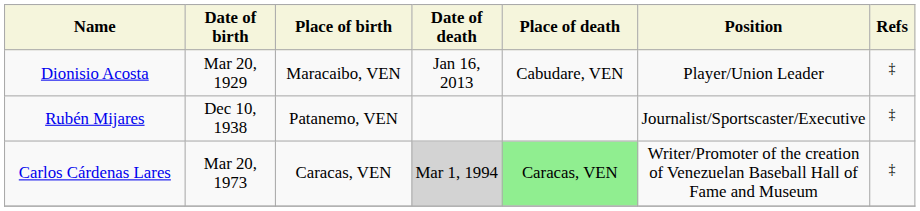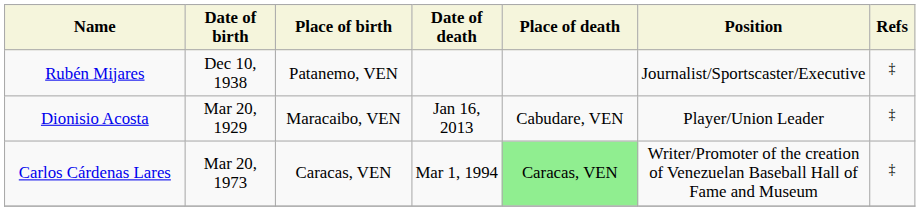rows swapped: (95, 118) <-> (95, 72)
(457, 173) lightgrey background -> (457, 173) no background
